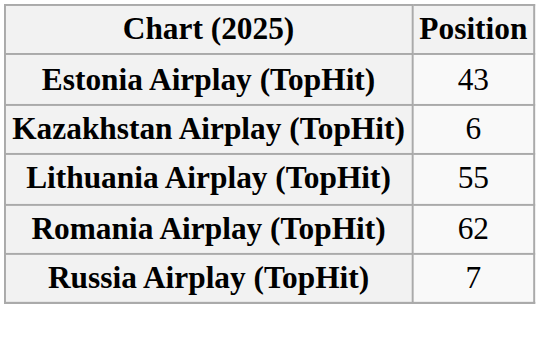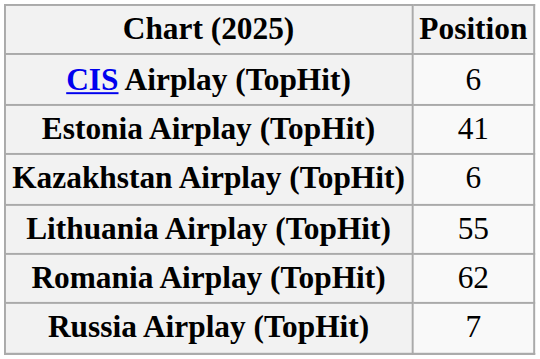+ row: (209, 79)
(473, 79) 43 -> (473, 128) 41
